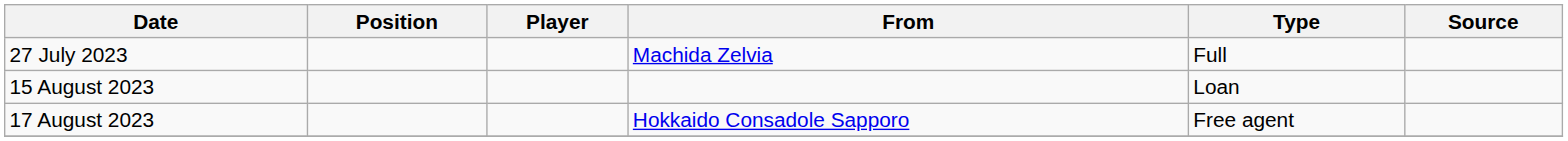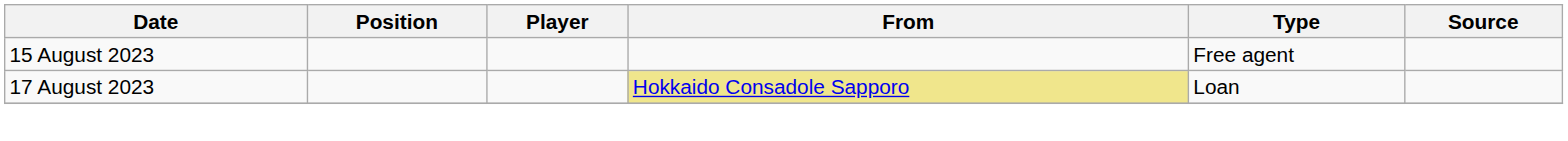- row: (69, 54)
(1216, 87) Loan -> (1244, 54) Free agent
(771, 120) no background -> (771, 87) khaki background
(1244, 120) Free agent -> (1216, 87) Loan
